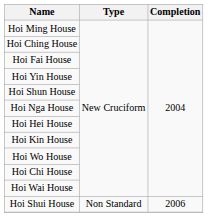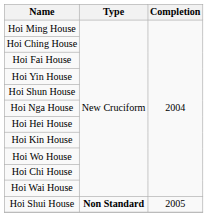(114, 204) normal -> (114, 204) bold
(175, 204) 2006 -> (175, 204) 2005
